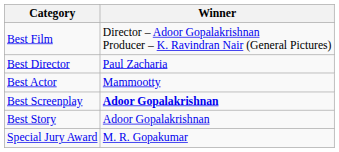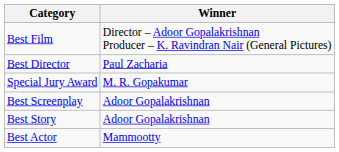rows swapped: (32, 82) <-> (52, 138)
(161, 100) bold -> (156, 100) normal
